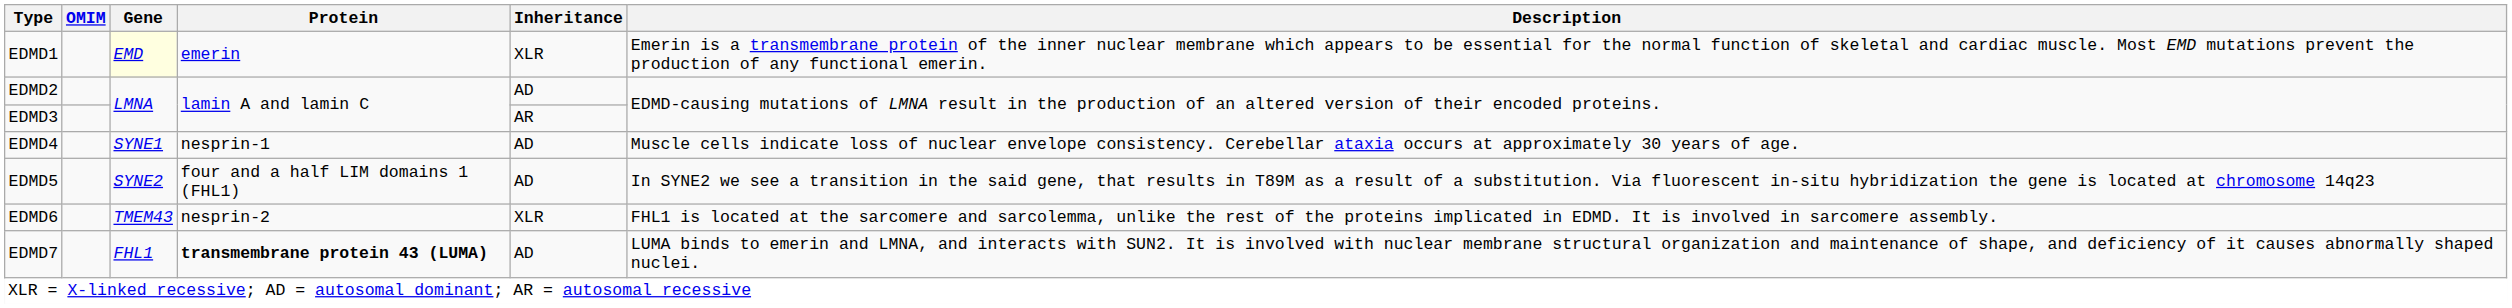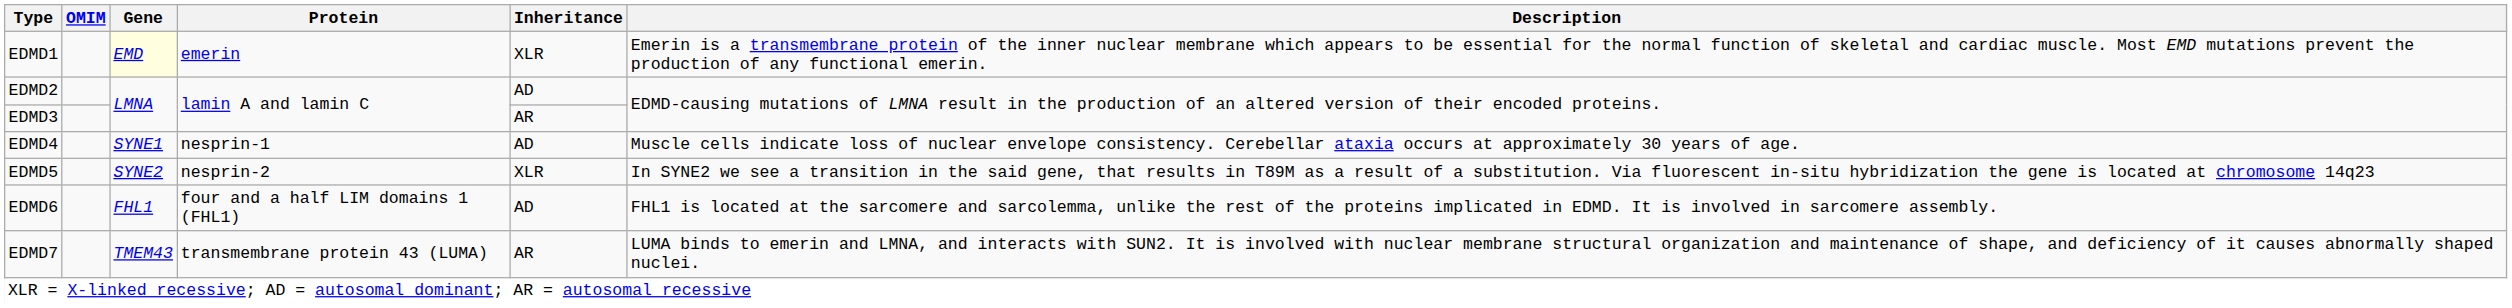(324, 181) four and a half LIM domains 1 (FHL1) -> (225, 172) nesprin-2
(524, 181) AD -> (529, 172) XLR
(143, 218) TMEM43 -> (133, 208) FHL1
(225, 218) nesprin-2 -> (324, 208) four and a half LIM domains 1 (FHL1)
(529, 218) XLR -> (524, 208) AD
(133, 254) FHL1 -> (143, 254) TMEM43
(334, 254) bold -> (334, 254) normal
(524, 254) AD -> (524, 254) AR
